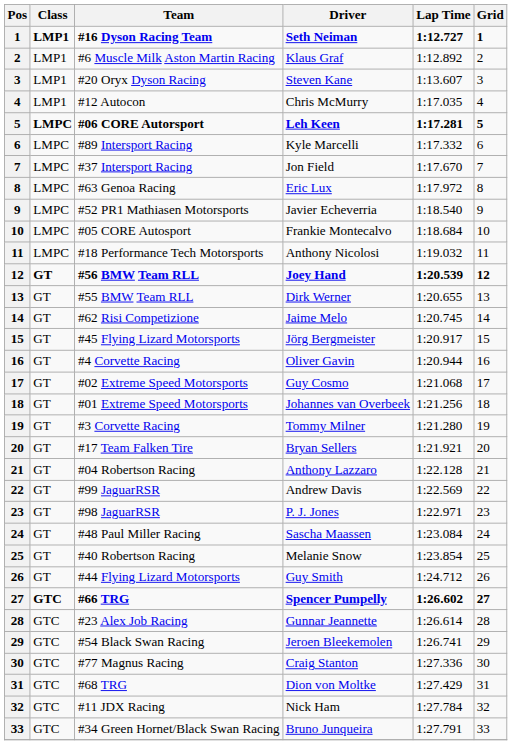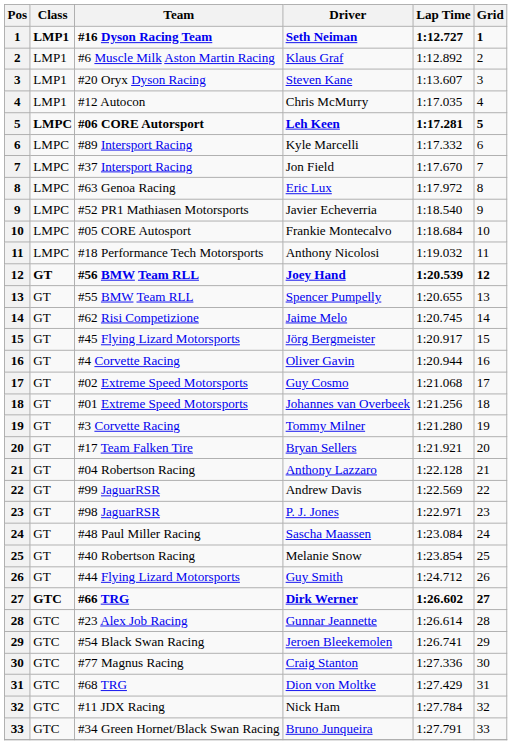(318, 296) Dirk Werner -> (333, 296) Spencer Pumpelly
(336, 599) Spencer Pumpelly -> (322, 599) Dirk Werner
